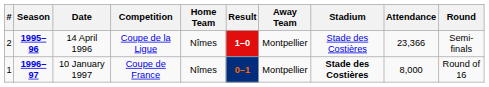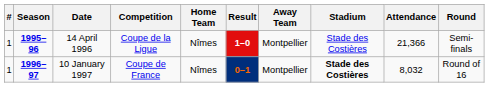(9, 43) 2 -> (9, 43) 1
(411, 43) 23,366 -> (411, 43) 21,366
(411, 69) 8,000 -> (411, 69) 8,032
